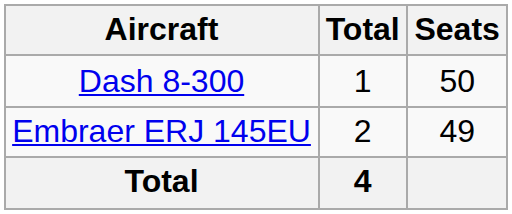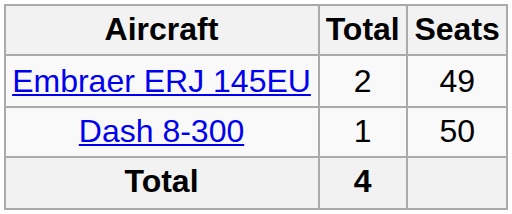rows swapped: (162, 131) <-> (162, 80)
